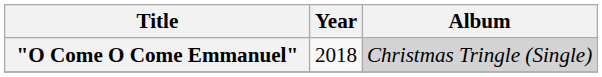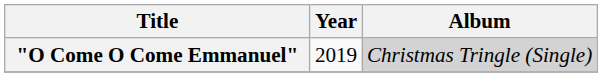(336, 54) 2018 -> (336, 54) 2019
